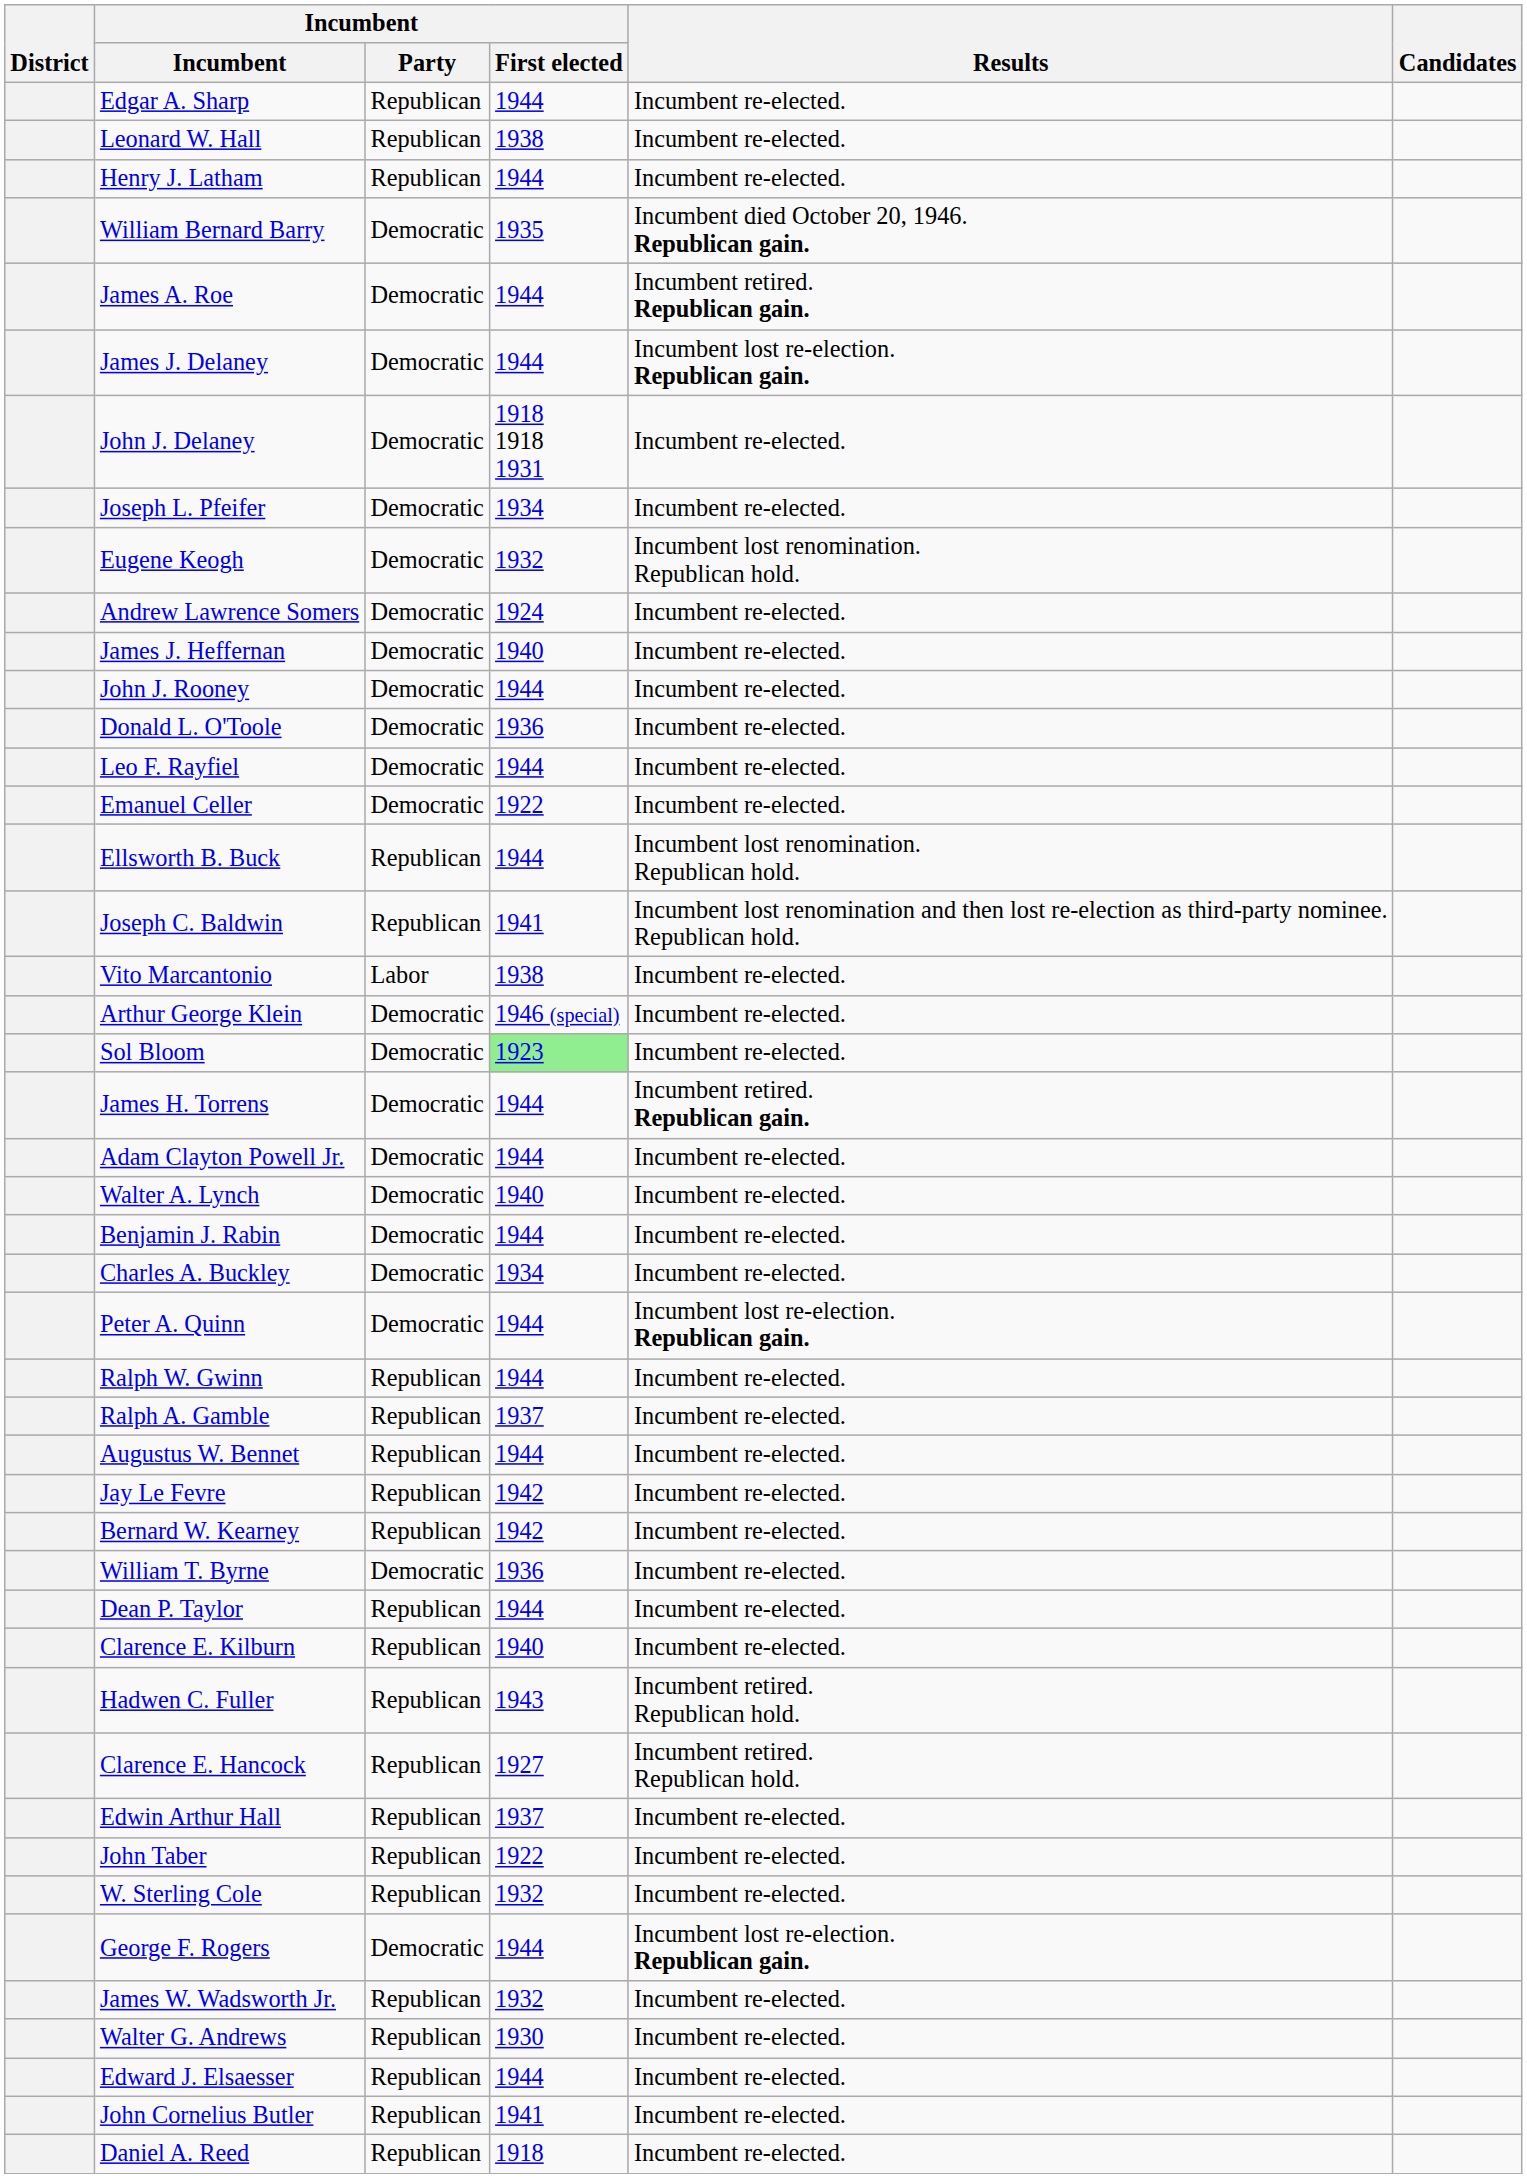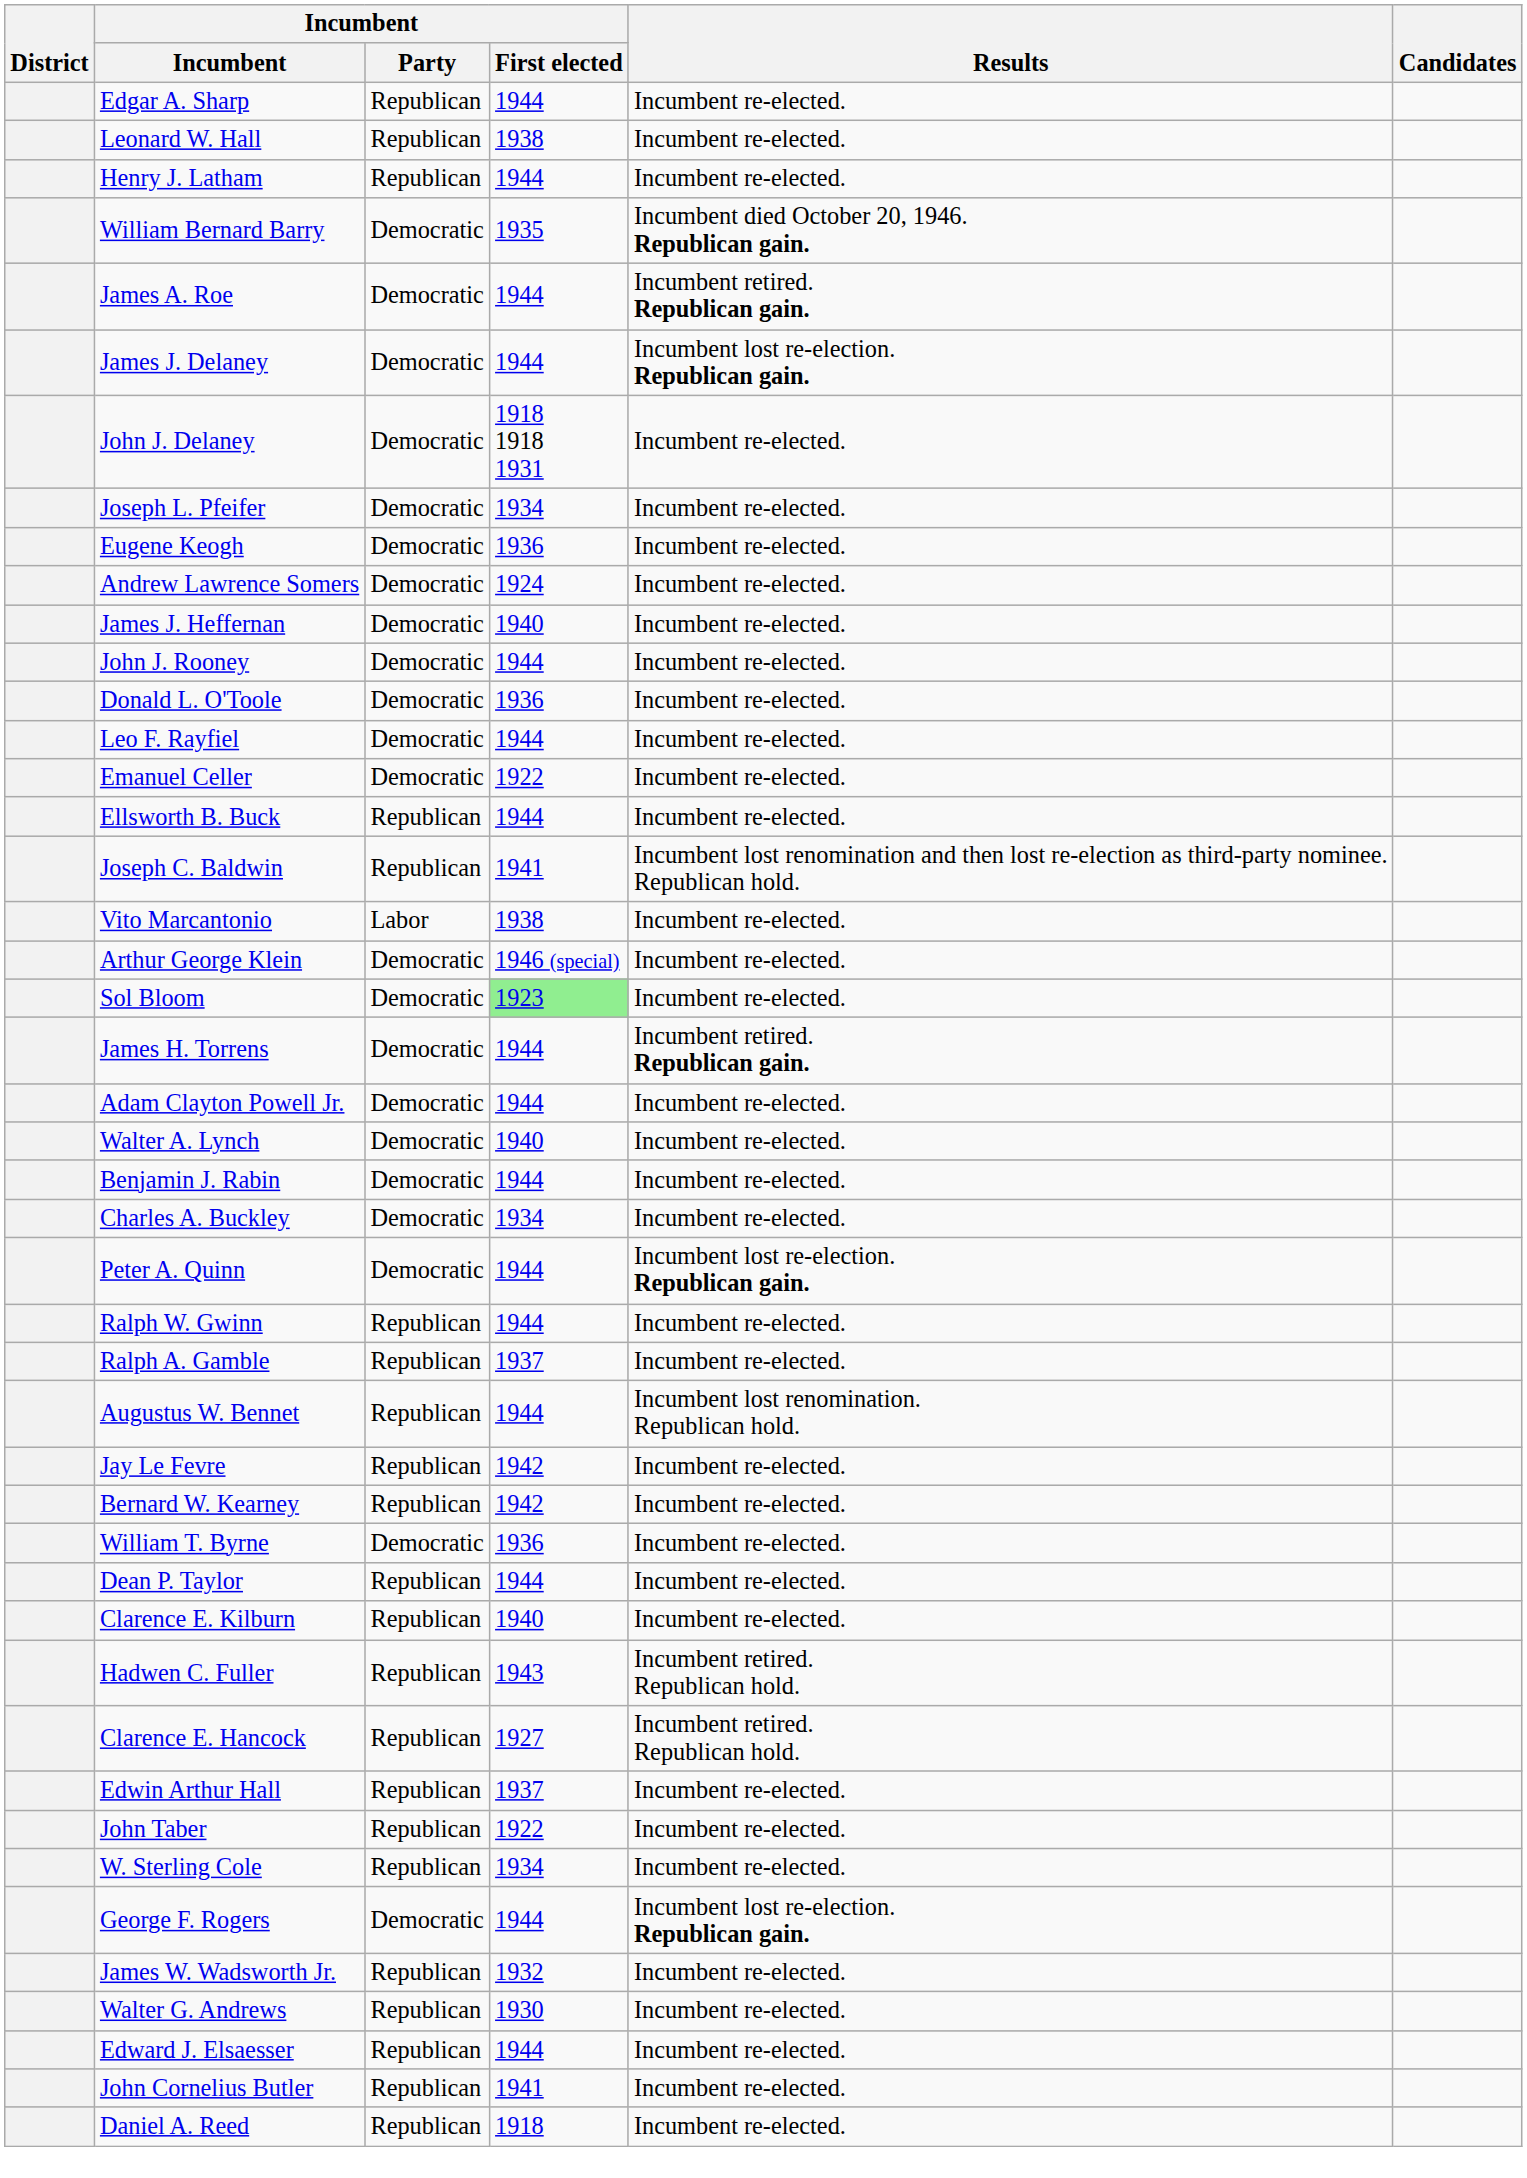(519, 559) 1932 -> (519, 546) 1936
(777, 559) Incumbent lost renomination. Republican hold. -> (740, 546) Incumbent re-elected.
(777, 857) Incumbent lost renomination. Republican hold. -> (740, 816) Incumbent re-elected.
(740, 1454) Incumbent re-elected. -> (777, 1413) Incumbent lost renomination. Republican hold.
(519, 1894) 1932 -> (519, 1867) 1934
